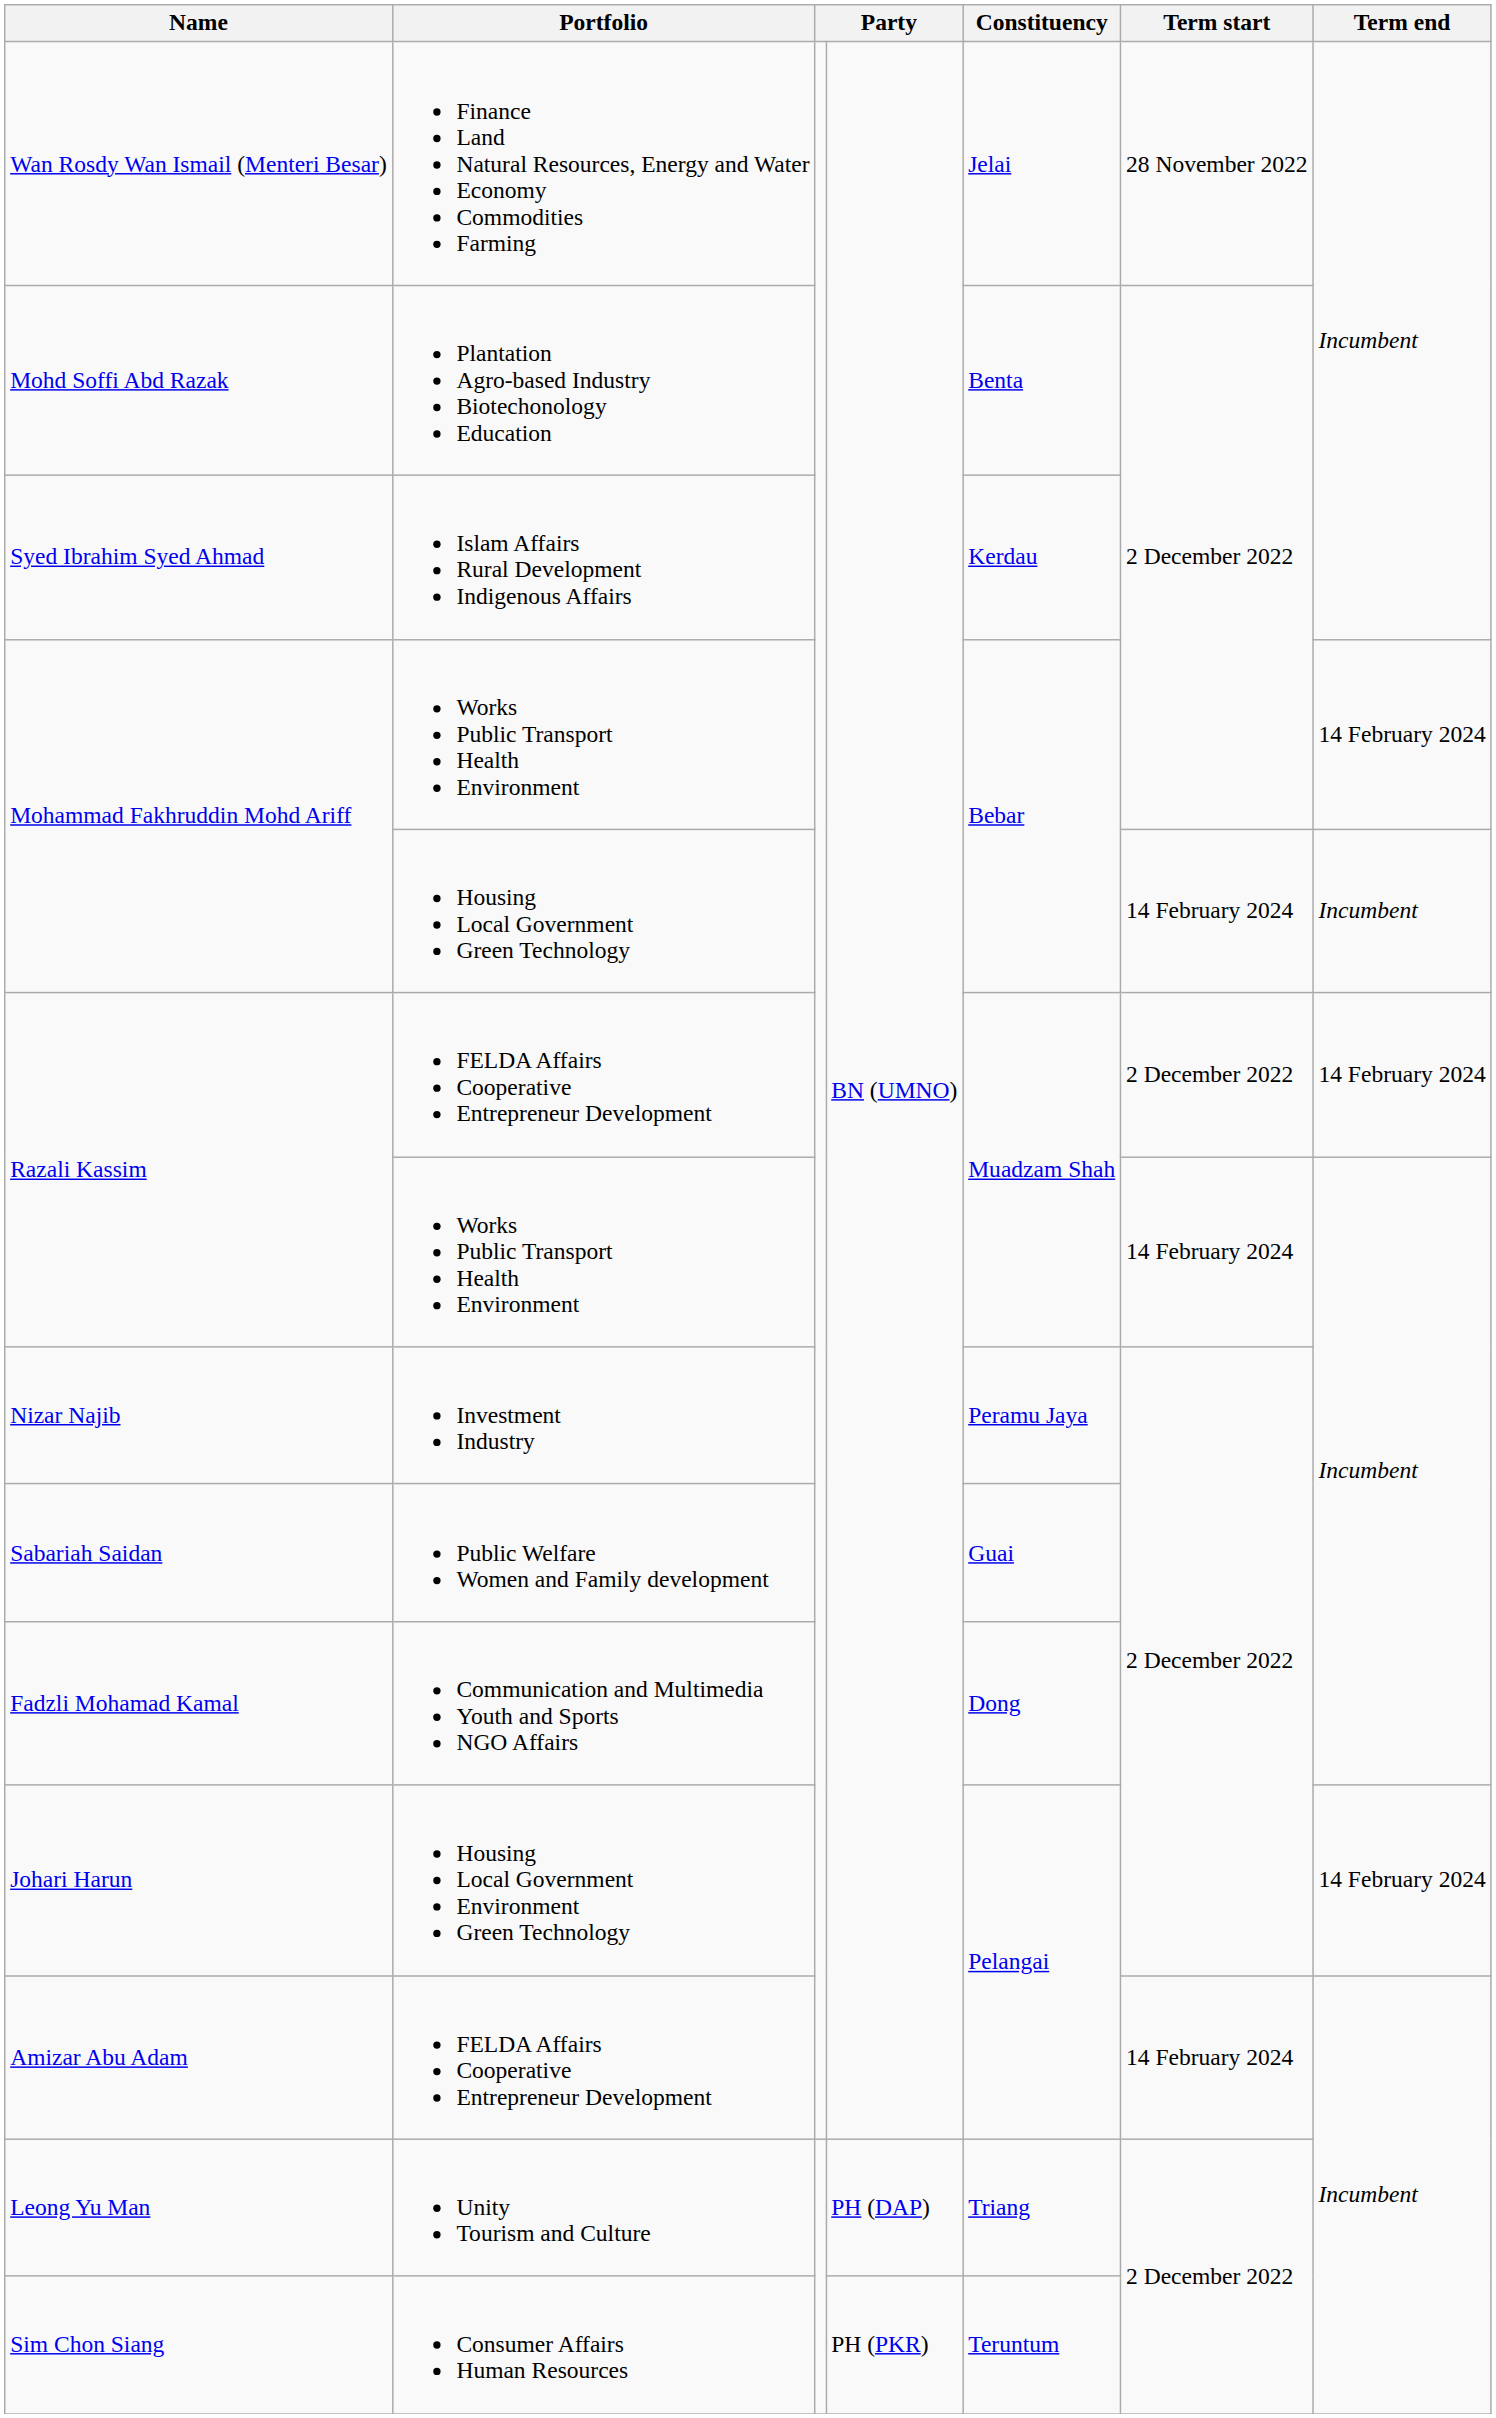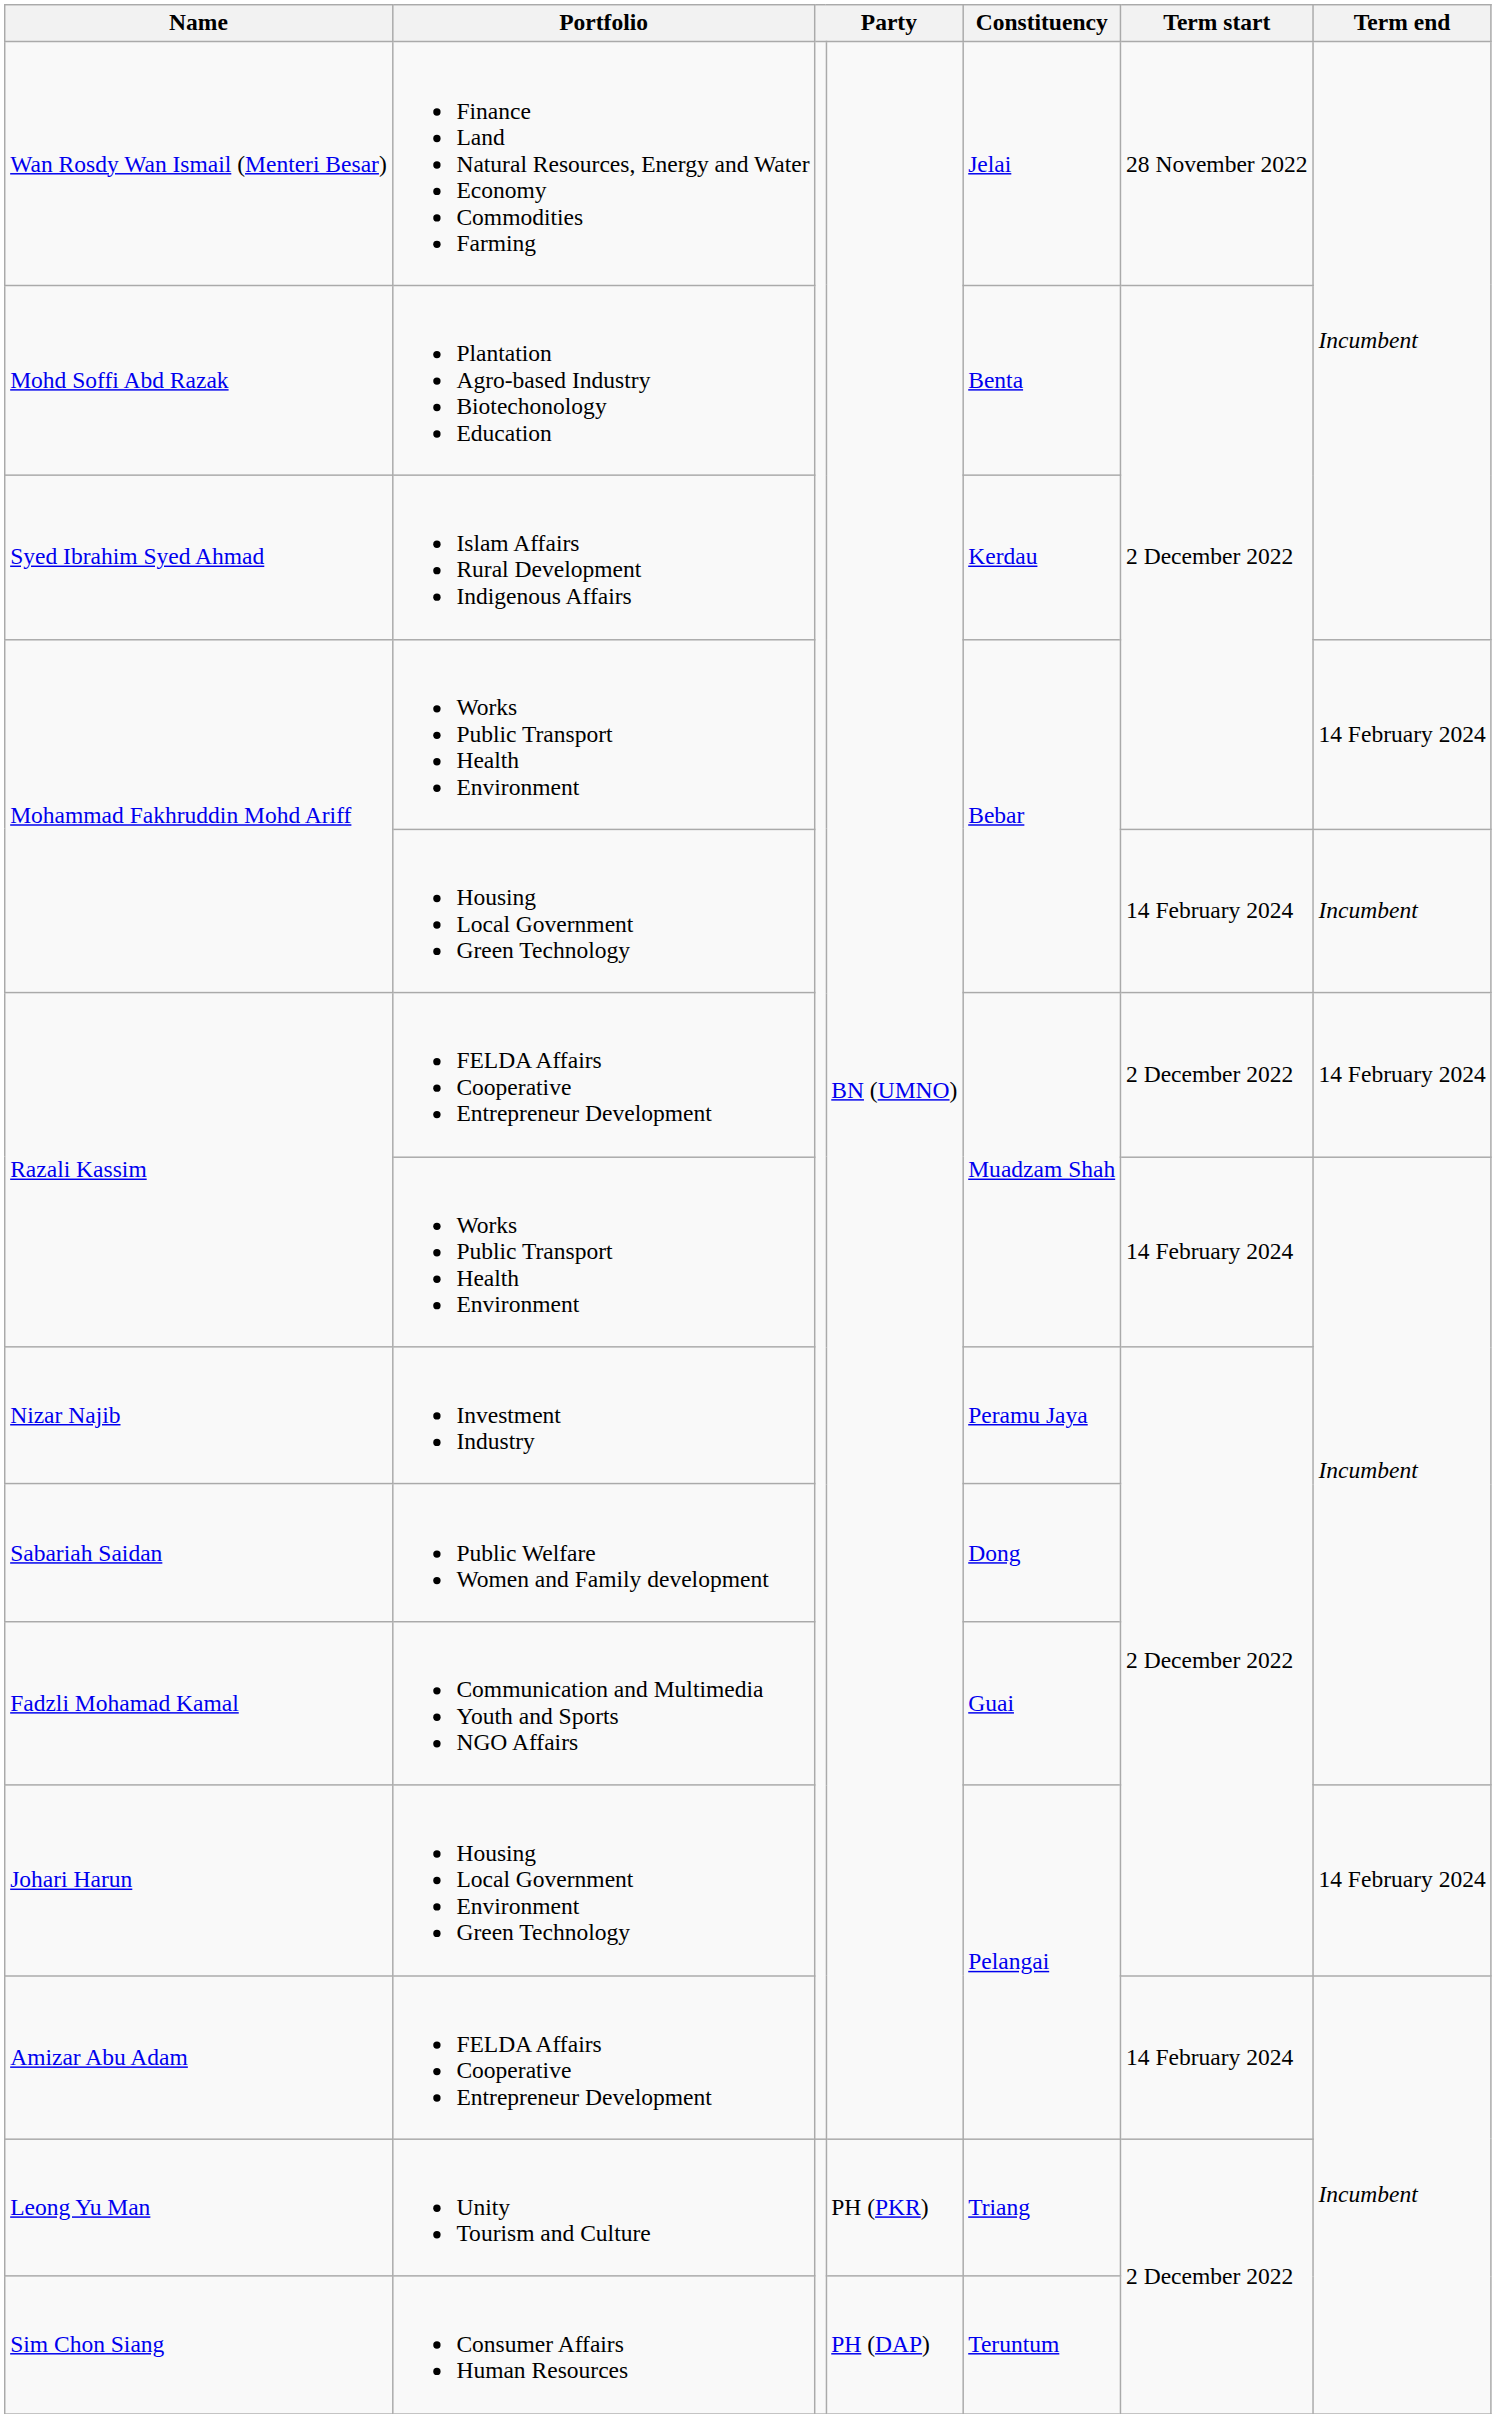(991, 1552) Guai -> (994, 1552) Dong
(994, 1702) Dong -> (991, 1702) Guai
(881, 2207) PH (DAP) -> (880, 2207) PH (PKR)
(880, 2344) PH (PKR) -> (881, 2344) PH (DAP)
